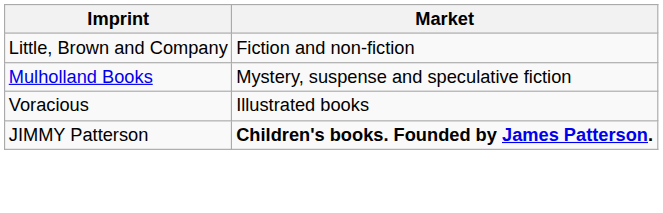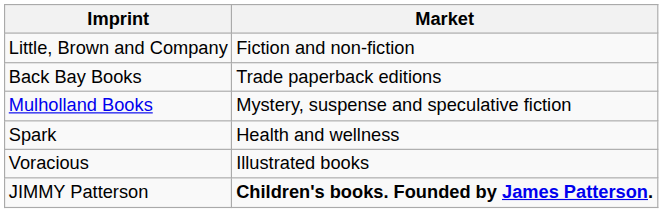+ row: (75, 76)
+ row: (33, 134)
